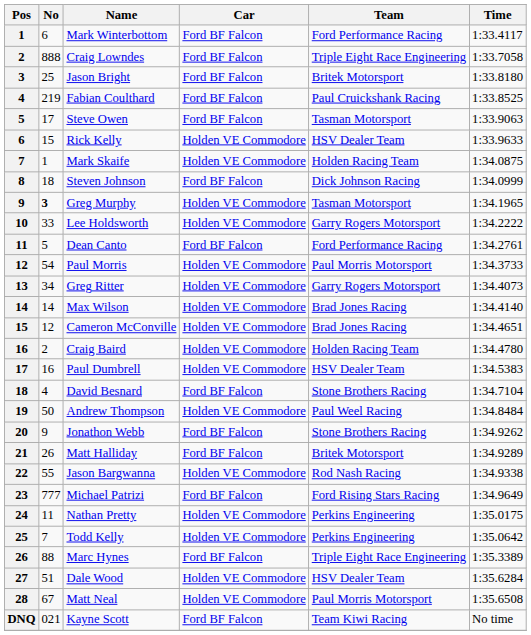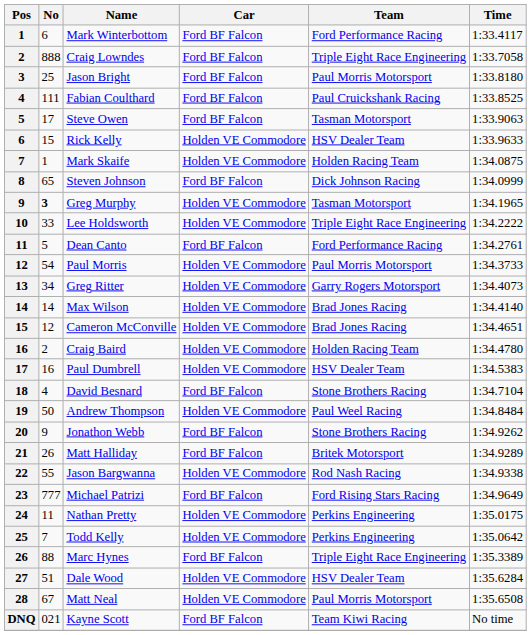(358, 77) Britek Motorsport -> (372, 77) Paul Morris Motorsport
(51, 97) 219 -> (51, 97) 111
(48, 181) 18 -> (48, 181) 65
(376, 223) Garry Rogers Motorsport -> (389, 223) Triple Eight Race Engineering
